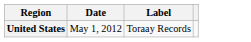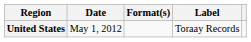+ column: (148, 12)
